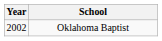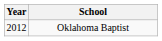(17, 28) 2002 -> (17, 28) 2012
